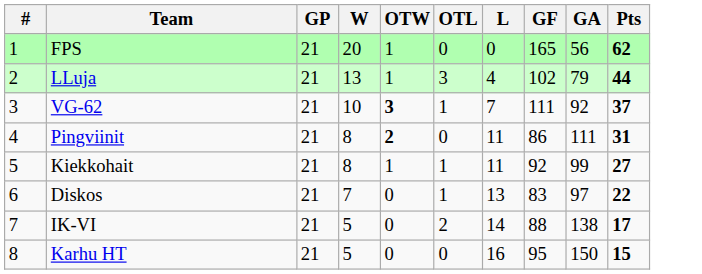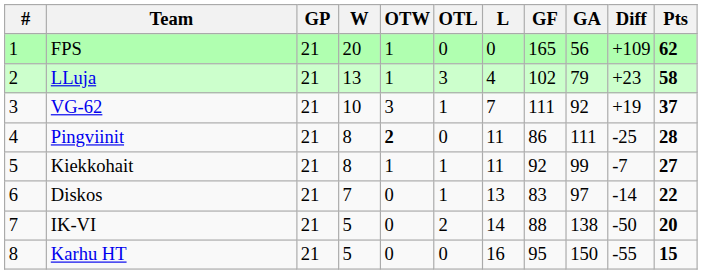+ column: (631, 19)
(621, 78) 44 -> (668, 78) 58
(389, 107) bold -> (389, 107) normal
(621, 136) 31 -> (668, 136) 28
(621, 225) 17 -> (668, 225) 20
